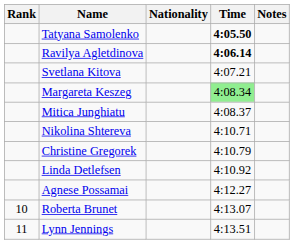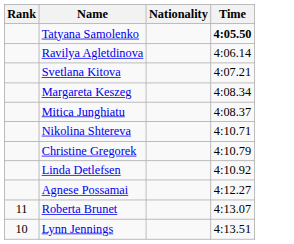- column: (272, 14)
(233, 53) bold -> (233, 53) normal
(233, 92) lightgreen background -> (233, 92) no background
(22, 209) 10 -> (22, 209) 11
(22, 229) 11 -> (22, 229) 10
